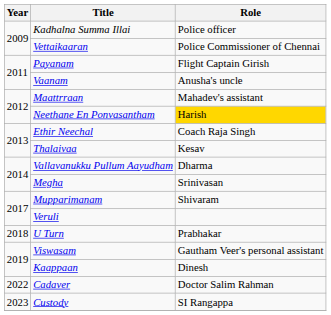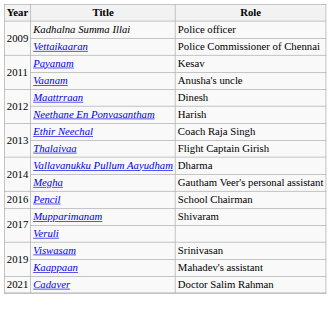(223, 64) Flight Captain Girish -> (191, 64) Kesav
(220, 98) Mahadev's assistant -> (193, 98) Dinesh
(192, 115) gold background -> (192, 115) no background
(191, 149) Kesav -> (223, 149) Flight Captain Girish
(200, 183) Srinivasan -> (251, 183) Gautham Veer's personal assistant
+ row: (47, 200)
- row: (49, 234)
(251, 251) Gautham Veer's personal assistant -> (200, 251) Srinivasan
(193, 268) Dinesh -> (220, 268) Mahadev's assistant
(18, 285) 2022 -> (18, 285) 2021
- row: (51, 302)
